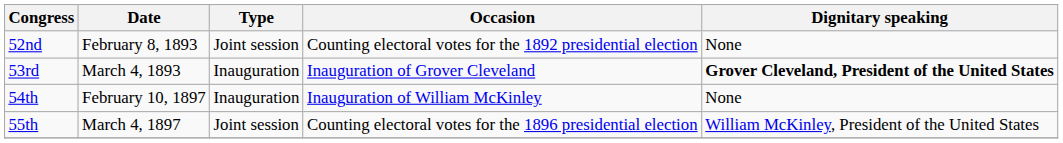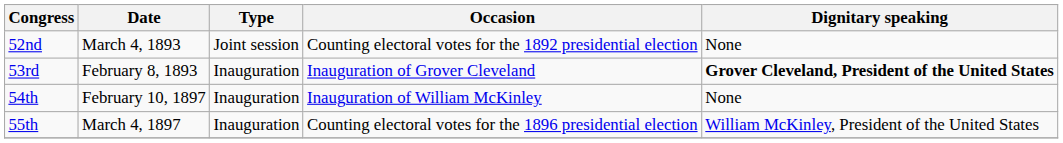(140, 44) February 8, 1893 -> (131, 44) March 4, 1893
(131, 71) March 4, 1893 -> (140, 71) February 8, 1893
(256, 124) Joint session -> (256, 124) Inauguration
